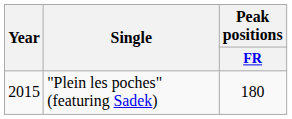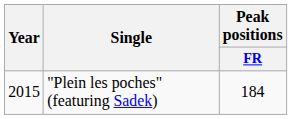(253, 92) 180 -> (253, 92) 184
